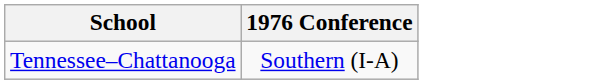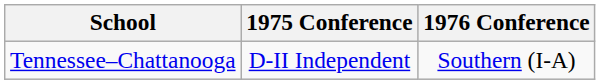+ column: (329, 23)
